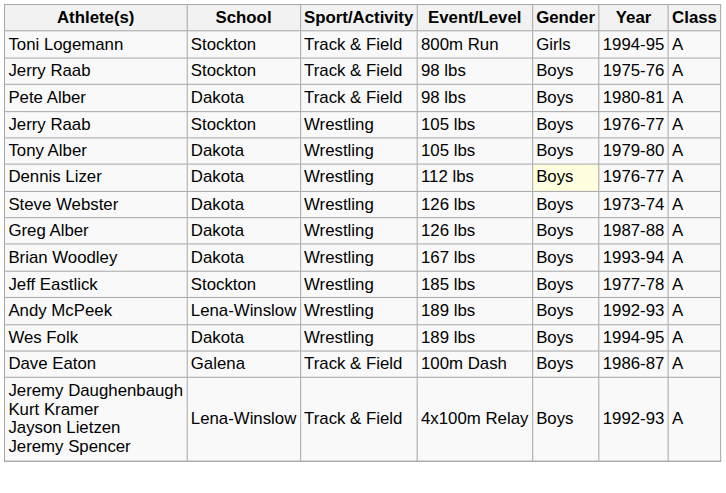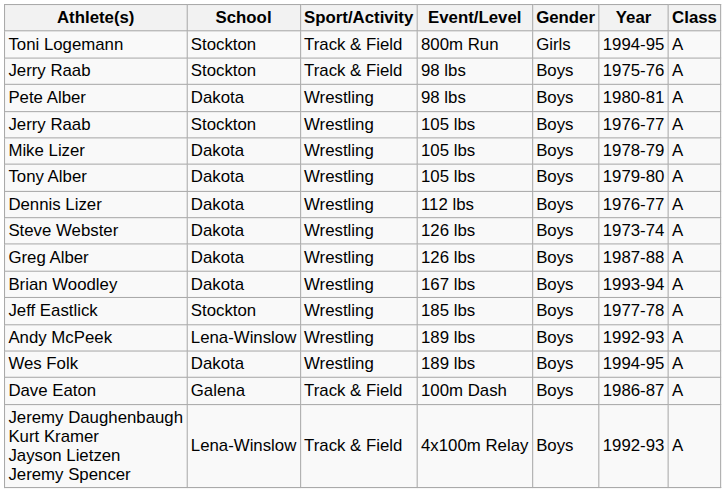(353, 97) Track & Field -> (339, 97) Wrestling
+ row: (47, 151)
(555, 177) lightyellow background -> (555, 204) no background
